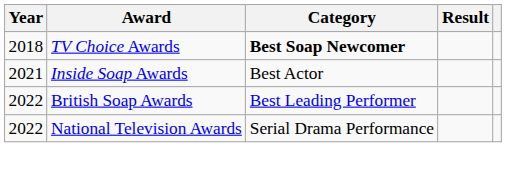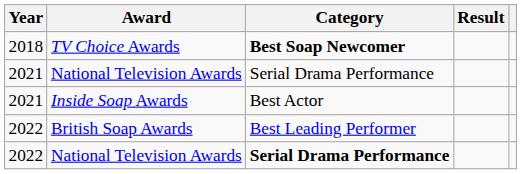+ row: (26, 73)
(342, 127) normal -> (350, 155) bold
